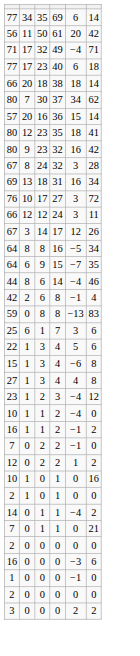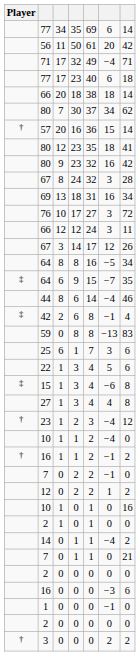+ column: (21, 12)
